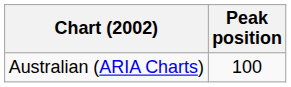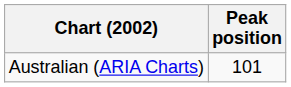(247, 67) 100 -> (247, 67) 101
